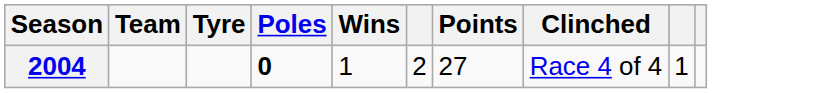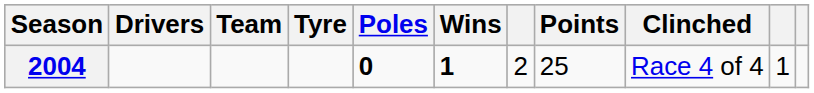+ column: (160, 25)
(346, 66) normal -> (447, 66) bold
(453, 66) 27 -> (554, 66) 25
